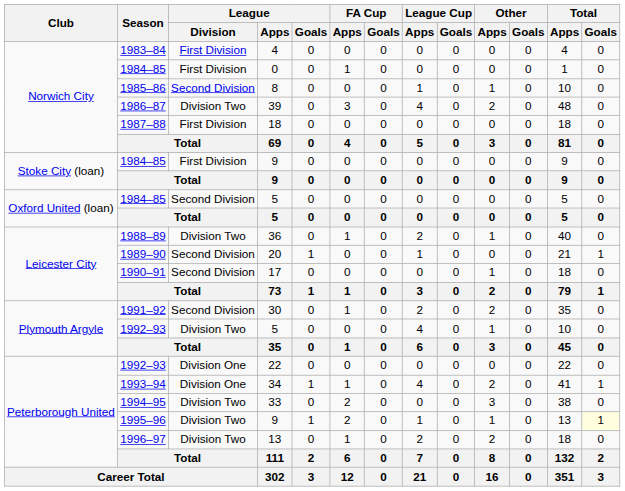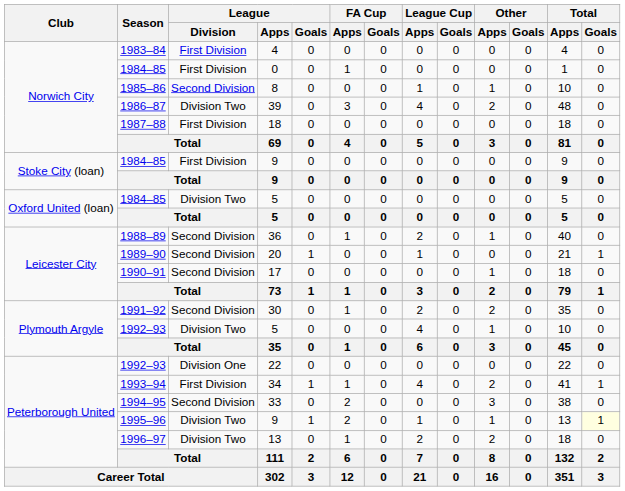(213, 198) Second Division -> (213, 198) Division Two
(213, 236) Division Two -> (213, 236) Second Division
(213, 384) Division One -> (213, 384) First Division
(213, 402) Division Two -> (213, 402) Second Division
